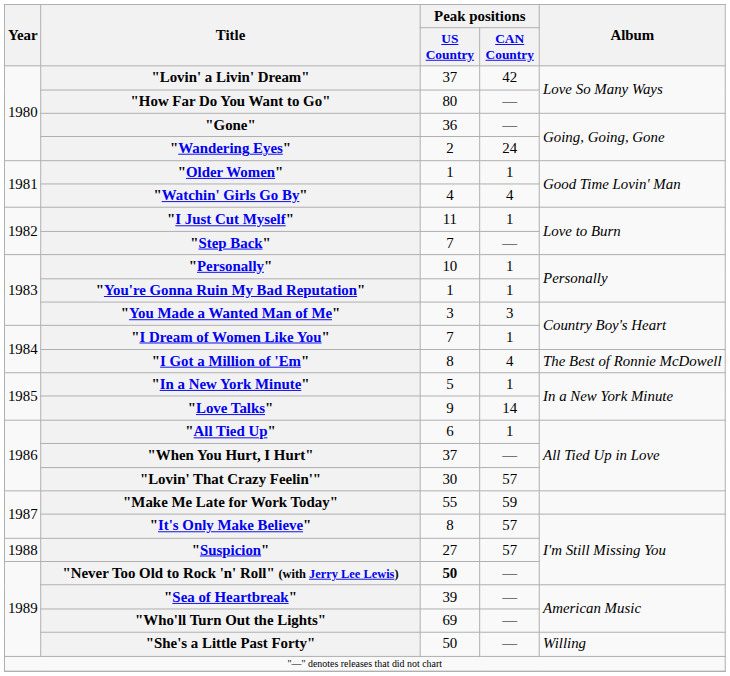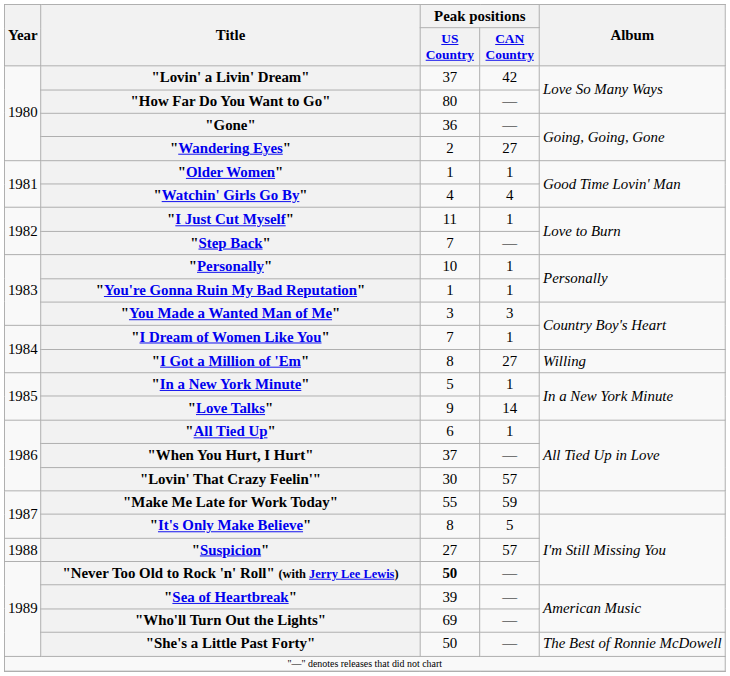(510, 148) 24 -> (510, 148) 27
(510, 360) 4 -> (510, 360) 27
(632, 360) The Best of Ronnie McDowell -> (565, 360) Willing
(510, 526) 57 -> (510, 526) 5
(565, 644) Willing -> (632, 644) The Best of Ronnie McDowell
